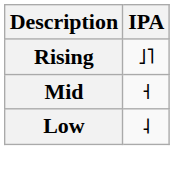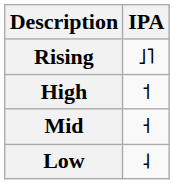+ row: (64, 91)
